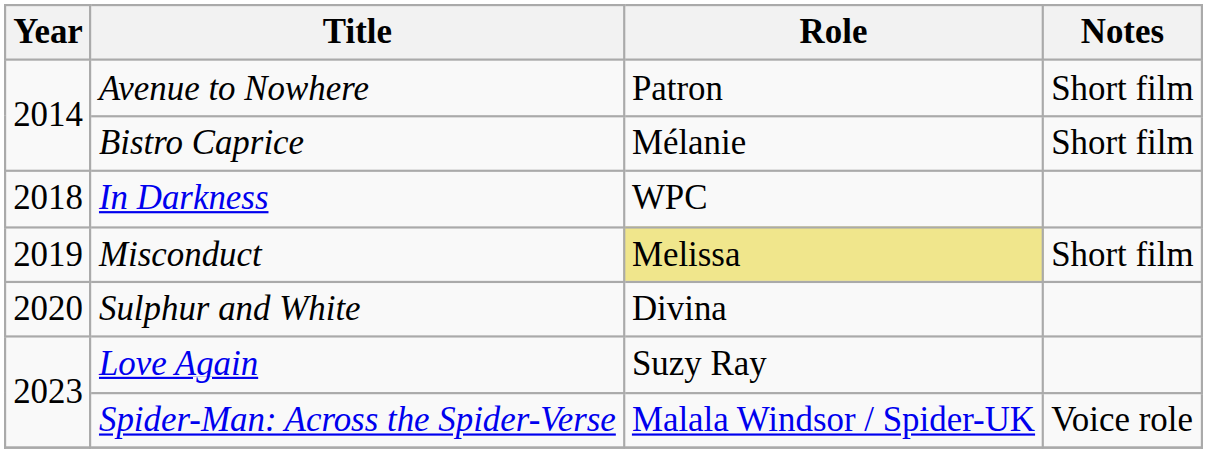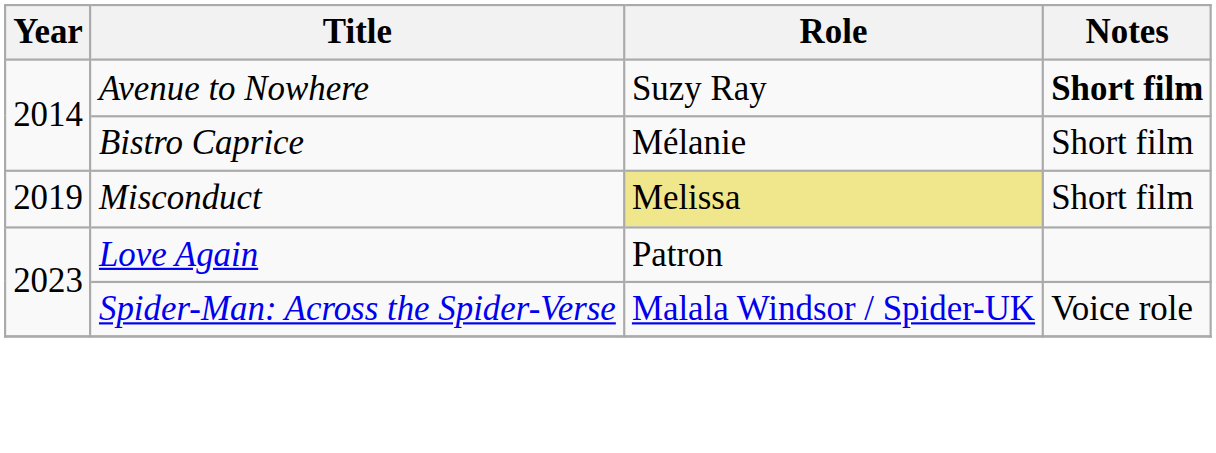(677, 87) Patron -> (699, 87) Suzy Ray
(1122, 87) normal -> (1127, 87) bold
- row: (184, 198)
- row: (230, 308)
(699, 364) Suzy Ray -> (677, 253) Patron
